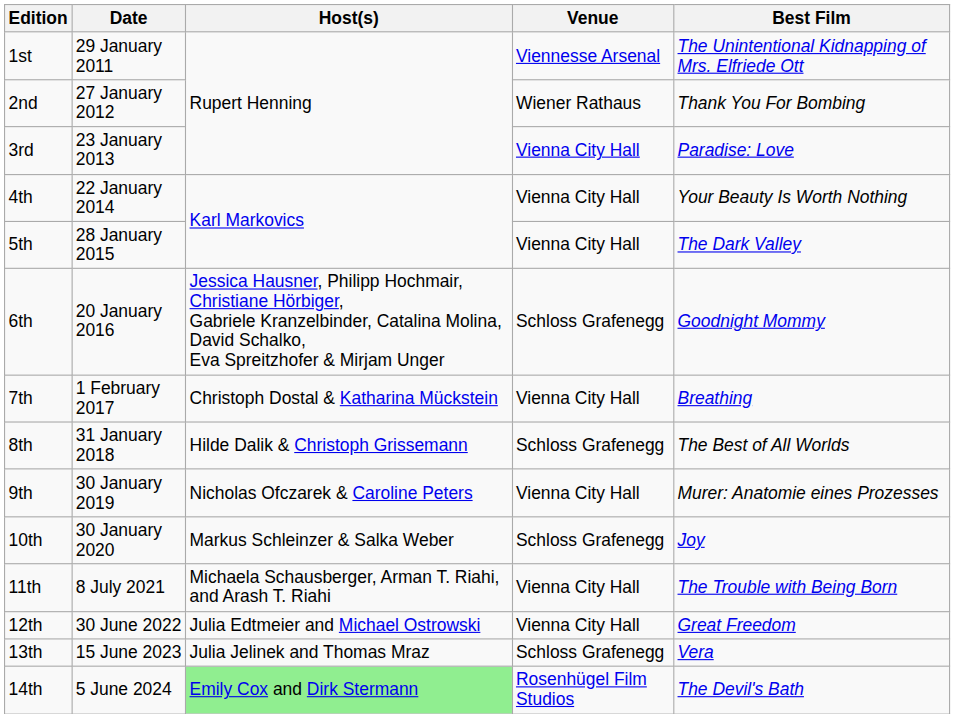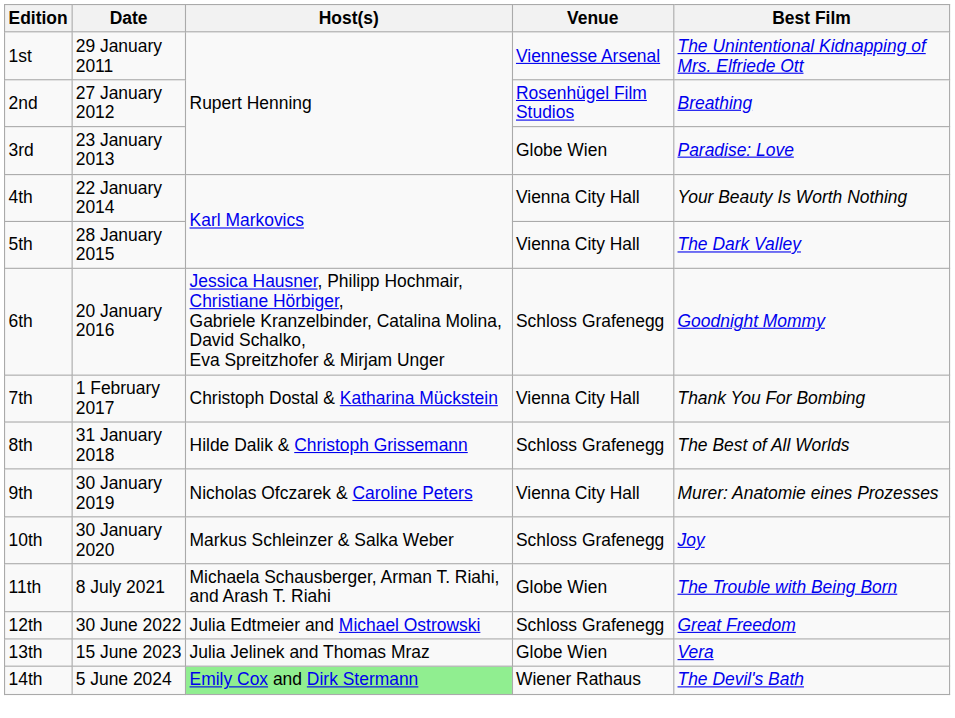(578, 103) Wiener Rathaus -> (581, 103) Rosenhügel Film Studios
(771, 103) Thank You For Bombing -> (715, 103) Breathing
(578, 150) Vienna City Hall -> (562, 150) Globe Wien
(715, 398) Breathing -> (771, 398) Thank You For Bombing
(578, 587) Vienna City Hall -> (562, 587) Globe Wien
(578, 624) Vienna City Hall -> (590, 624) Schloss Grafenegg
(590, 652) Schloss Grafenegg -> (562, 652) Globe Wien
(581, 690) Rosenhügel Film Studios -> (578, 680) Wiener Rathaus
